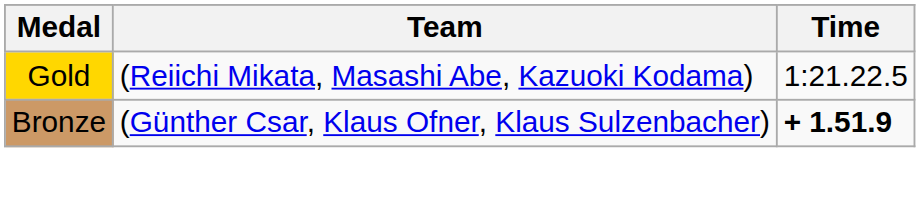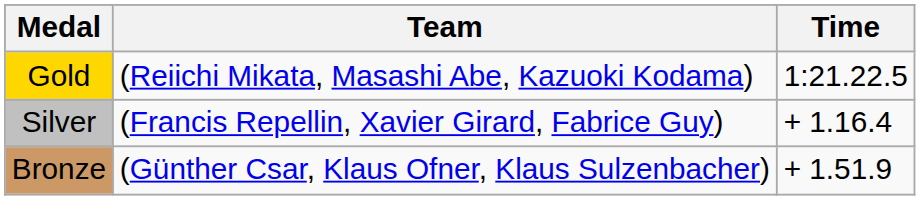+ row: (59, 122)
(838, 122) bold -> (838, 169) normal
